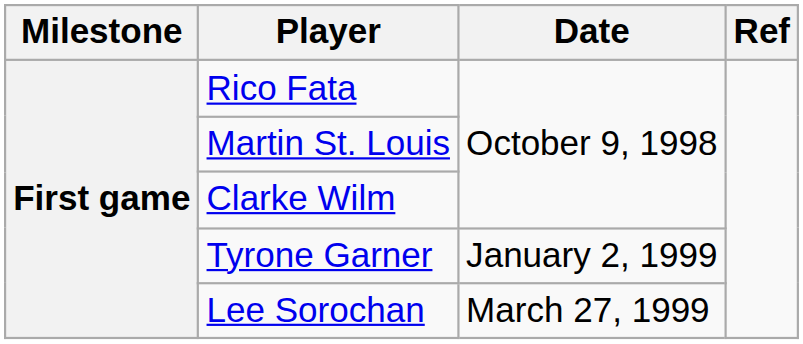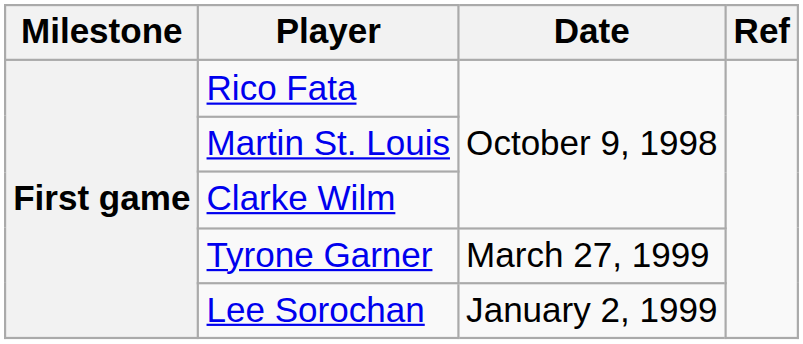(592, 254) January 2, 1999 -> (588, 254) March 27, 1999
(588, 310) March 27, 1999 -> (592, 310) January 2, 1999
